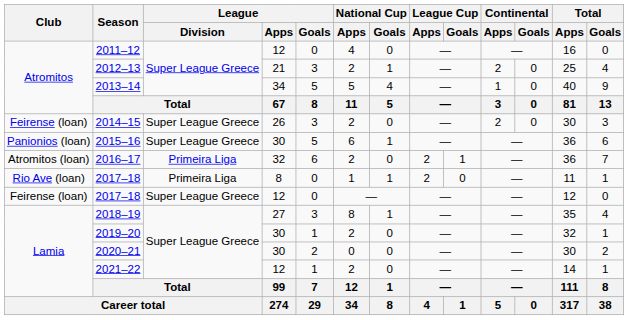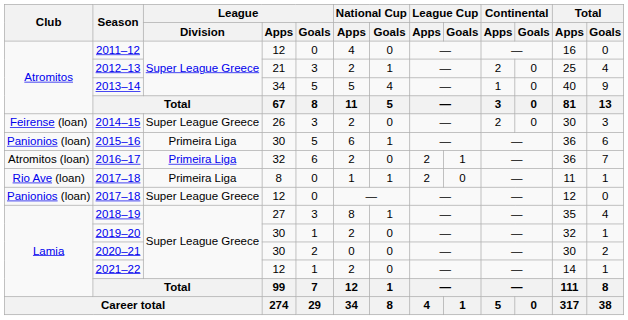(202, 141) Super League Greece -> (202, 141) Primeira Liga
(49, 196) Feirense (loan) -> (49, 196) Panionios (loan)
